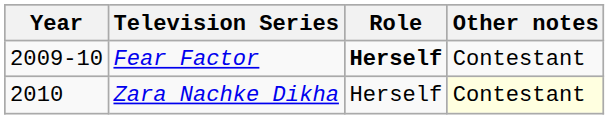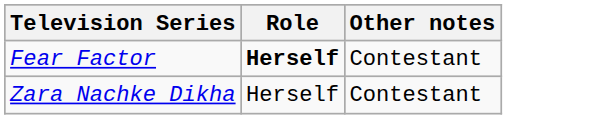- column: (57, 23)
(519, 95) lightyellow background -> (416, 95) no background
